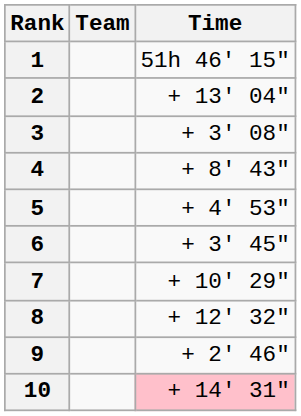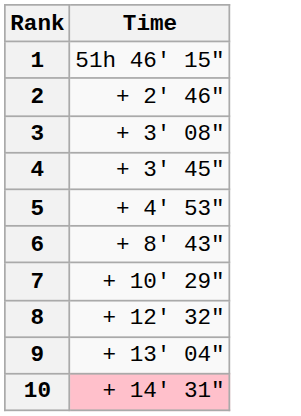- column: (103, 23)
(229, 97) + 13' 04" -> (170, 97) + 2' 46"
(235, 171) + 8' 43" -> (170, 171) + 3' 45"
(235, 245) + 3' 45" -> (170, 245) + 8' 43"
(235, 355) + 2' 46" -> (164, 355) + 13' 04"
